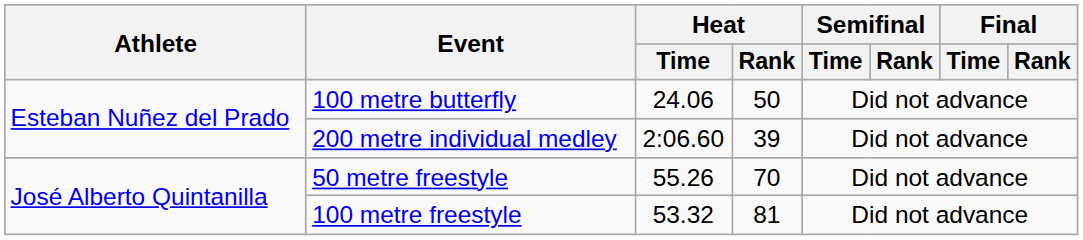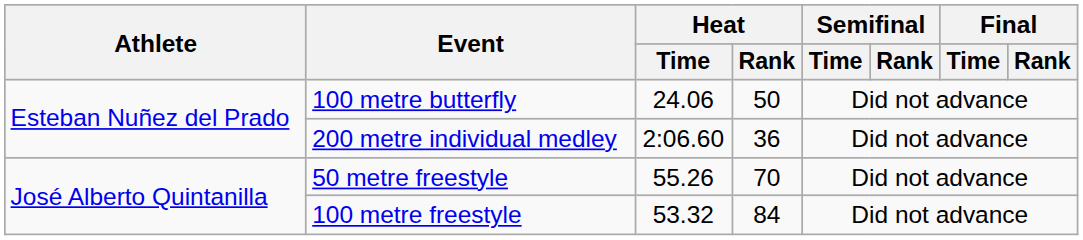(767, 138) 39 -> (767, 138) 36
(767, 216) 81 -> (767, 216) 84
